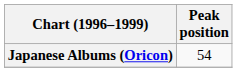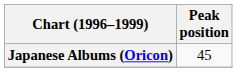(204, 55) 54 -> (204, 55) 45
